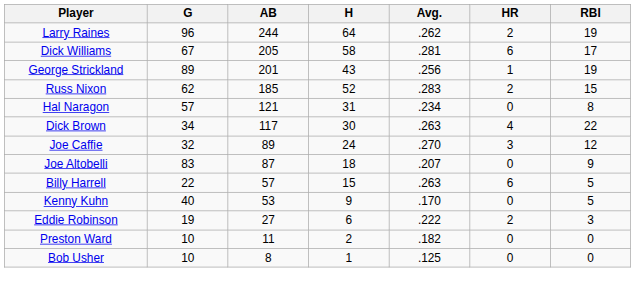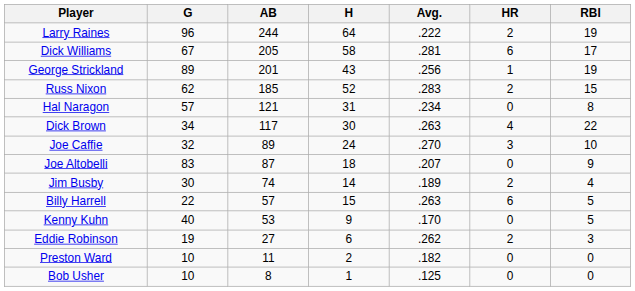(429, 32) .262 -> (429, 32) .222
(590, 145) 12 -> (590, 145) 10
+ row: (76, 182)
(429, 220) .222 -> (429, 239) .262
